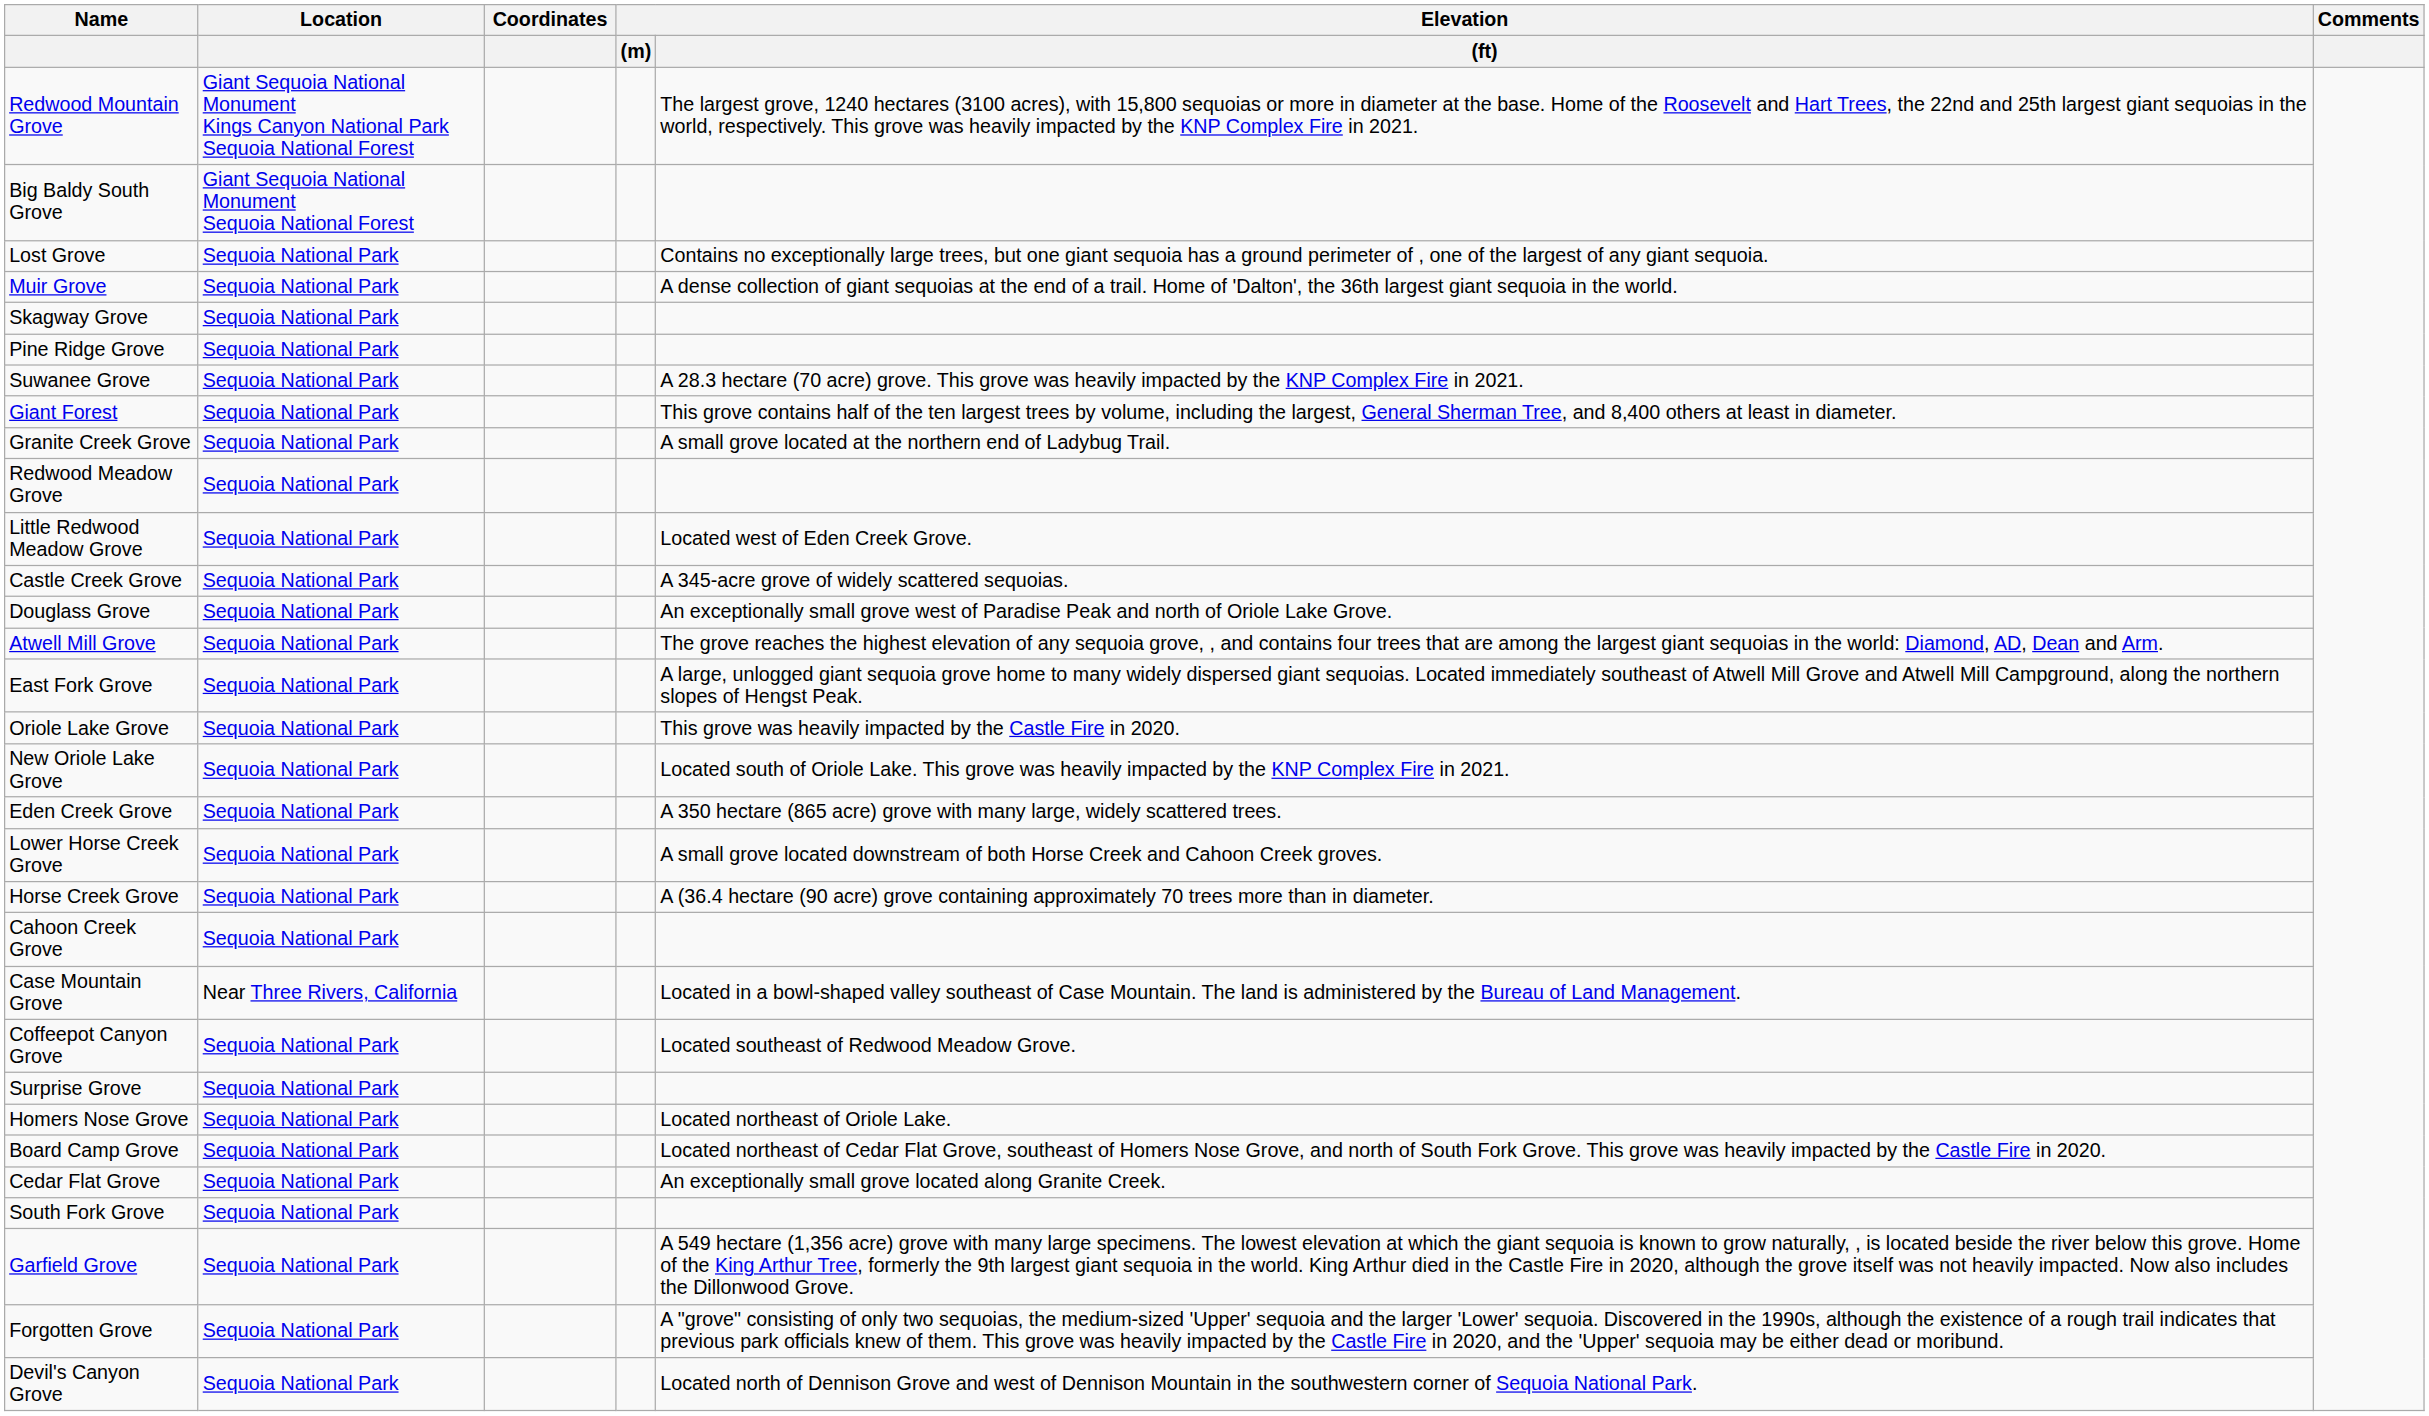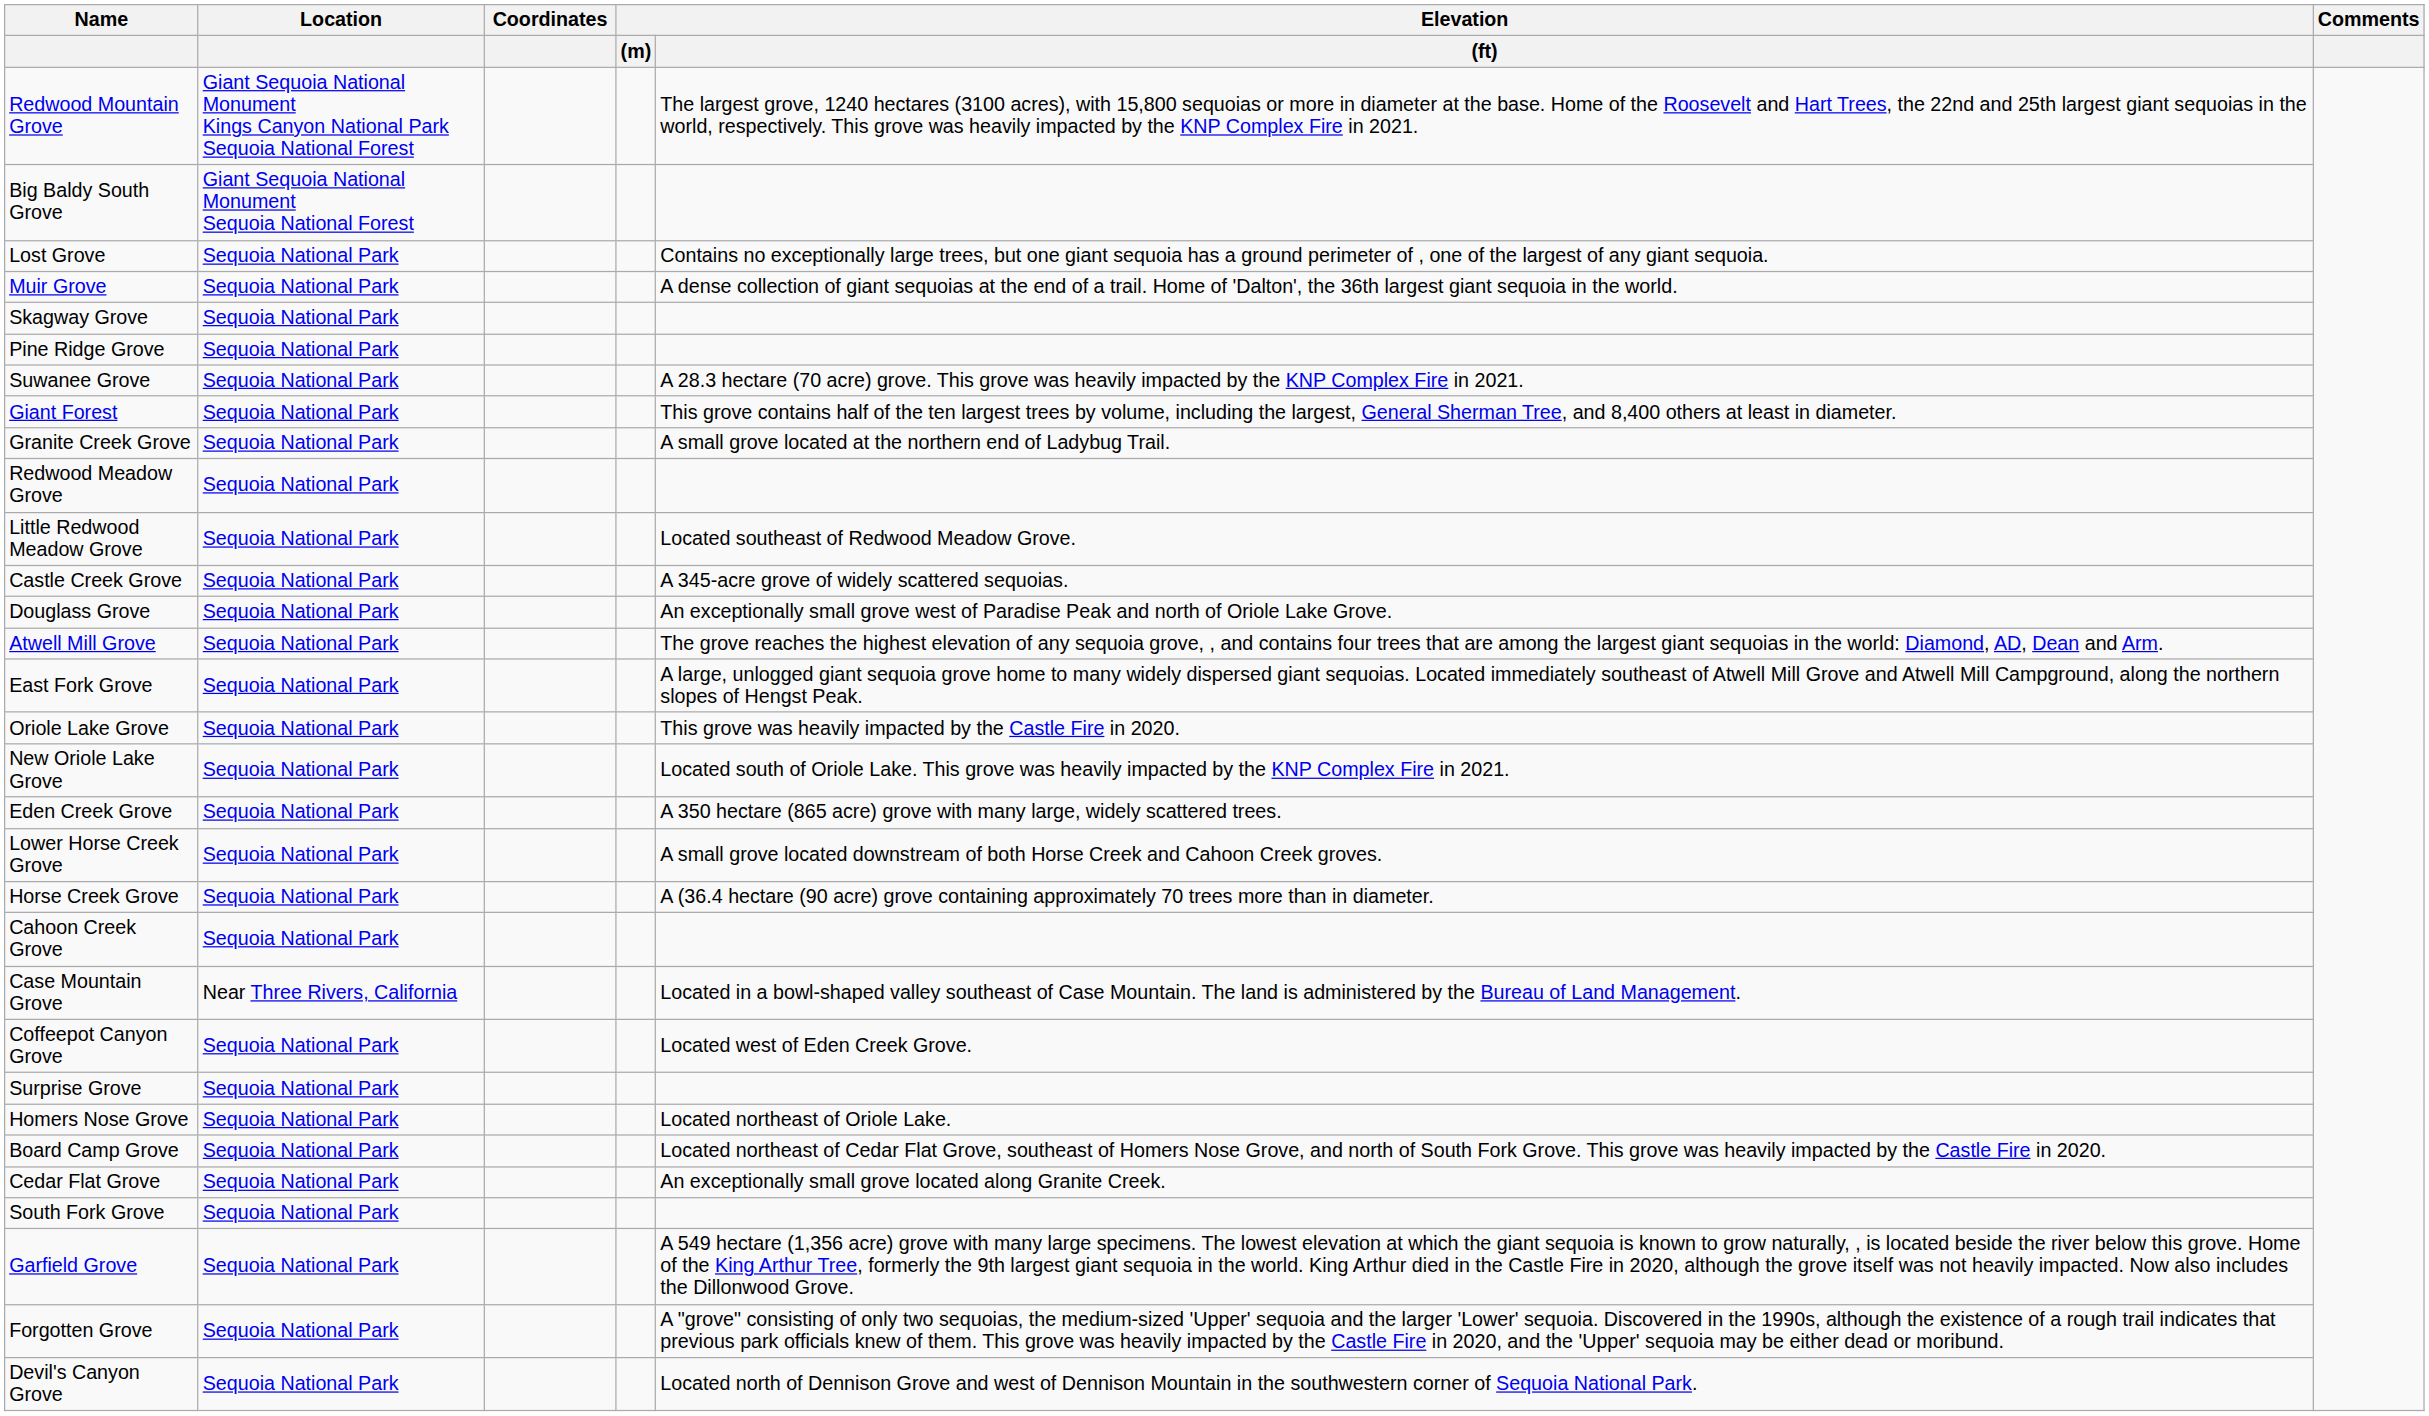(816, 538) Located west of Eden Creek Grove. -> (868, 538) Located southeast of Redwood Meadow Grove.
(868, 1045) Located southeast of Redwood Meadow Grove. -> (816, 1045) Located west of Eden Creek Grove.
